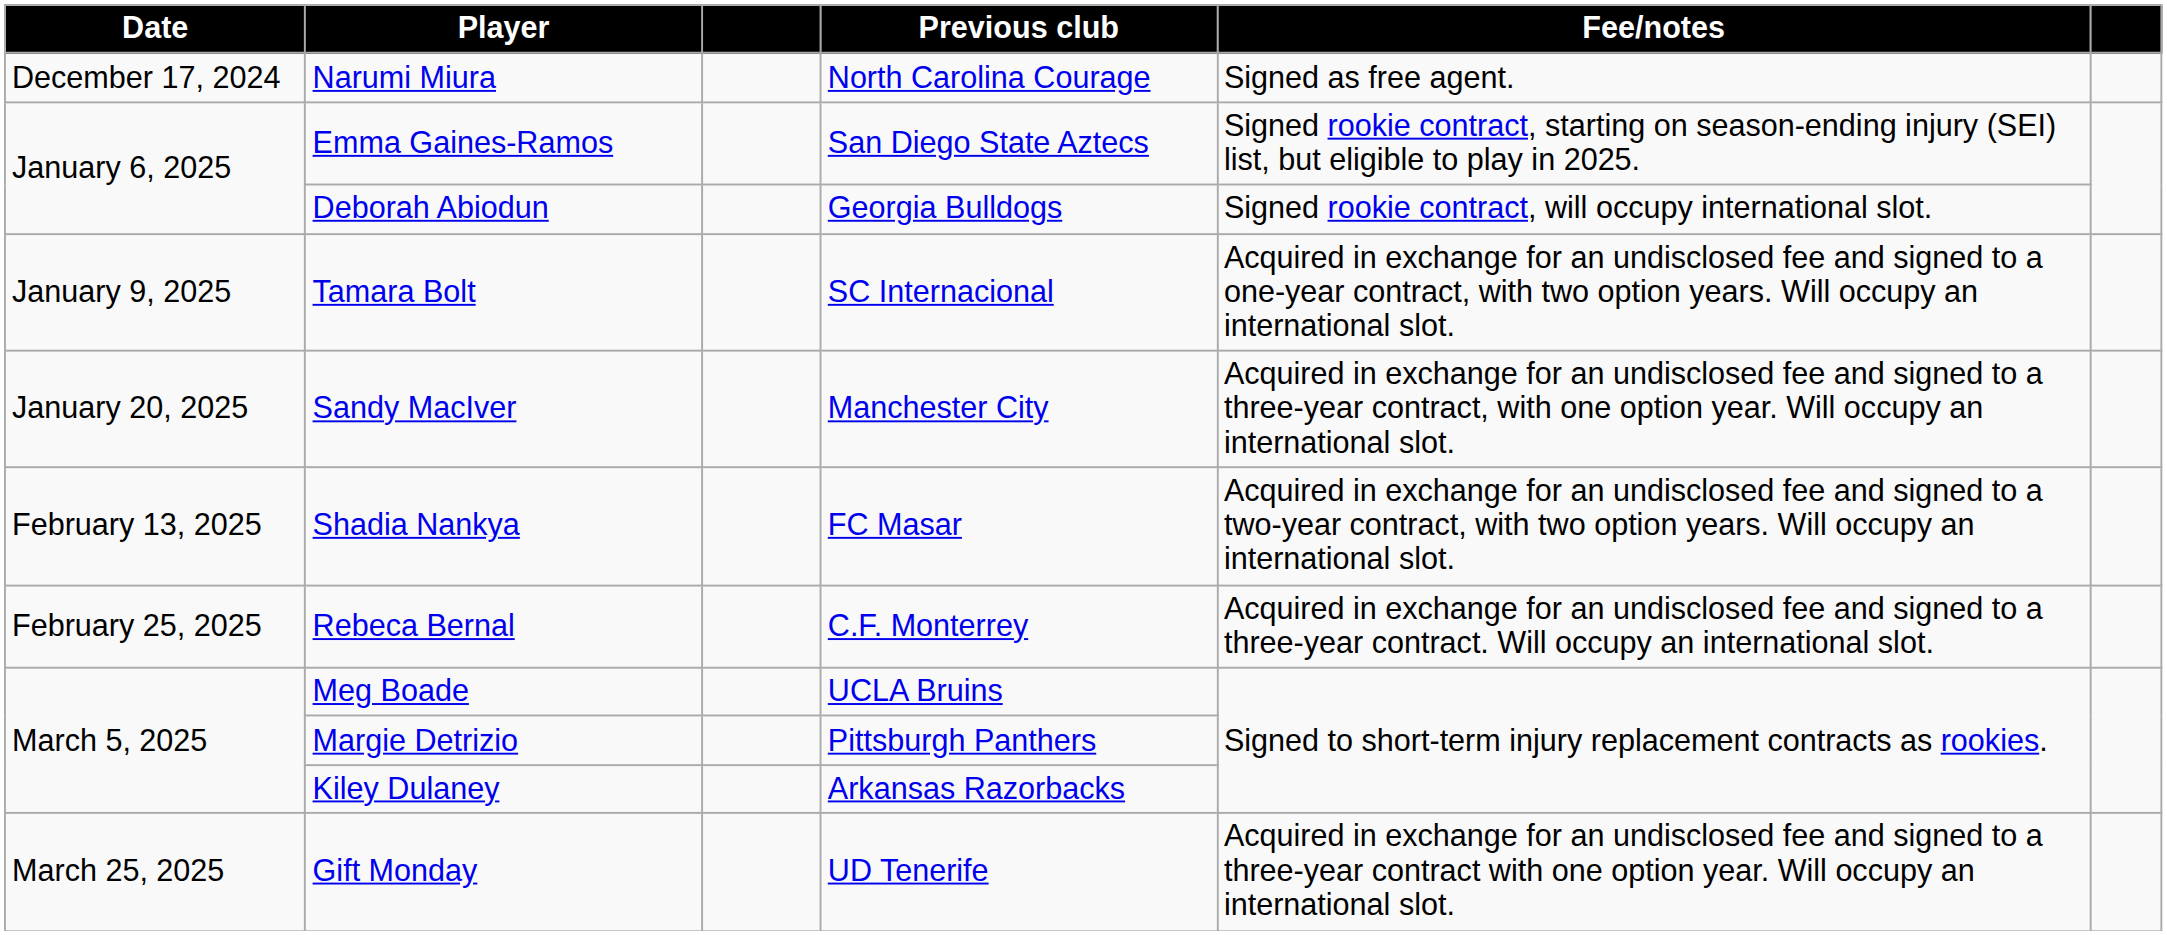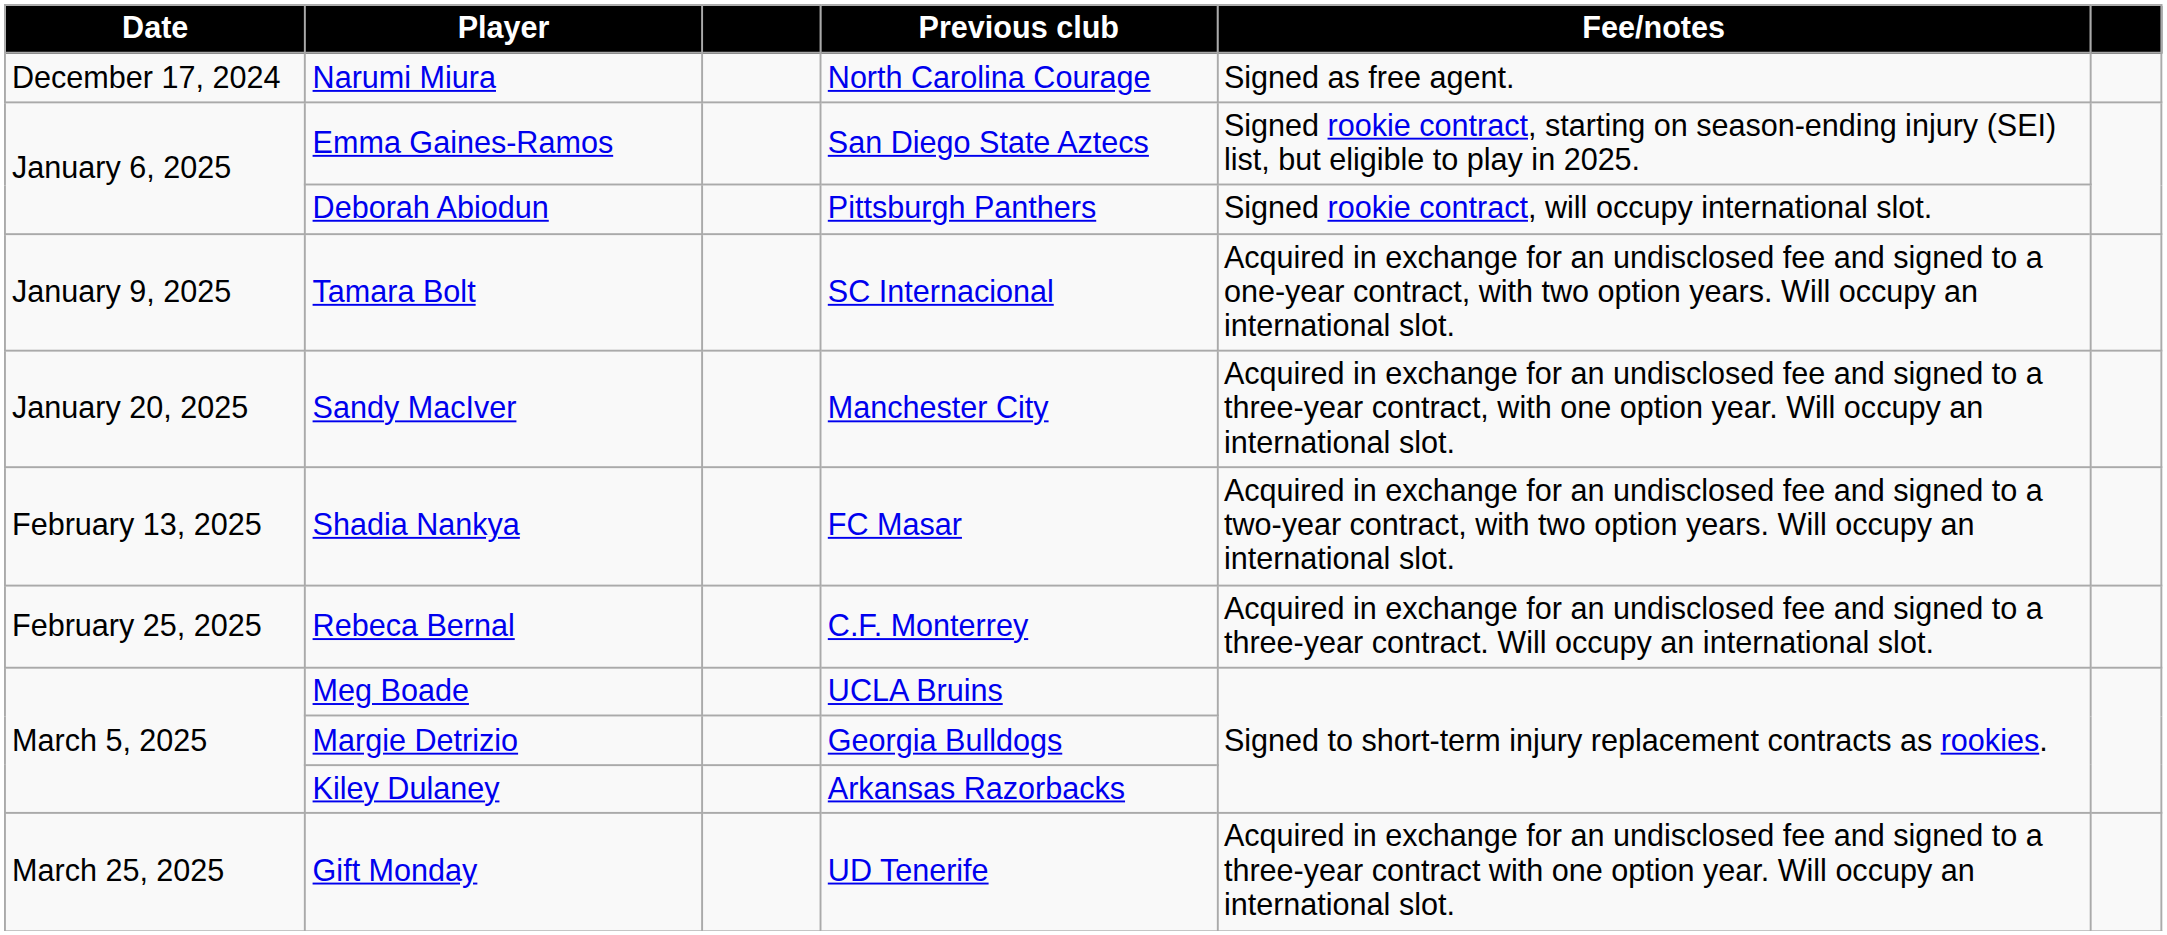(945, 208) Georgia Bulldogs -> (962, 208) Pittsburgh Panthers
(962, 739) Pittsburgh Panthers -> (945, 739) Georgia Bulldogs
